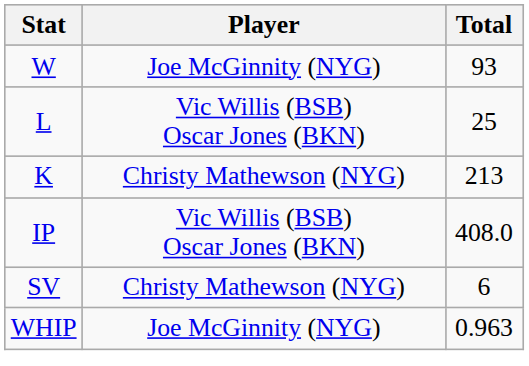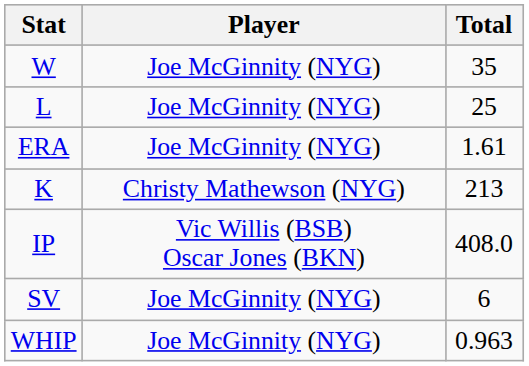(484, 65) 93 -> (484, 65) 35
(264, 121) Vic Willis (BSB) Oscar Jones (BKN) -> (264, 106) Joe McGinnity (NYG)
+ row: (44, 147)
(264, 287) Christy Mathewson (NYG) -> (264, 299) Joe McGinnity (NYG)
